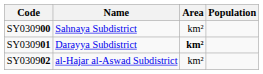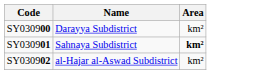- column: (232, 12)
(96, 28) Sahnaya Subdistrict -> (96, 28) Darayya Subdistrict
(96, 45) Darayya Subdistrict -> (96, 45) Sahnaya Subdistrict
